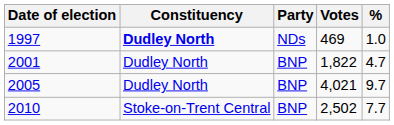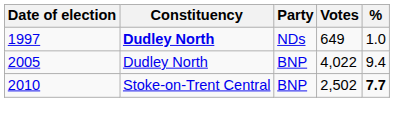(332, 39) 469 -> (332, 39) 649
- row: (24, 62)
(339, 85) 4,021 -> (339, 62) 4,022
(376, 85) 9.7 -> (376, 62) 9.4
(376, 108) normal -> (376, 85) bold
